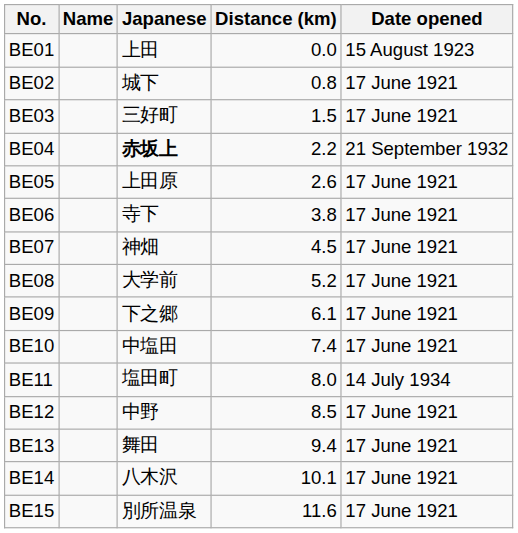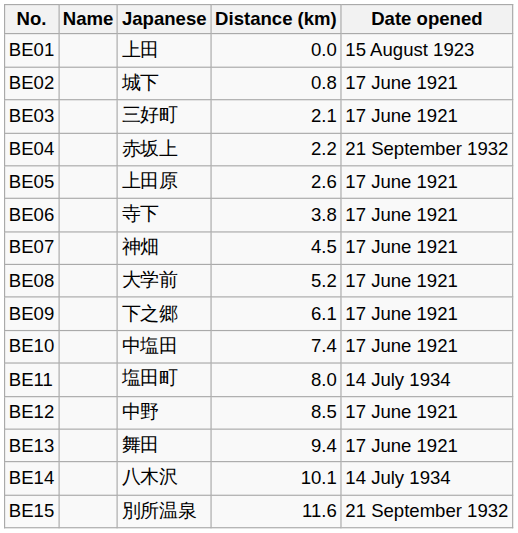(324, 116) 1.5 -> (324, 116) 2.1
(150, 148) bold -> (150, 148) normal
(402, 478) 17 June 1921 -> (398, 478) 14 July 1934
(402, 511) 17 June 1921 -> (427, 511) 21 September 1932
